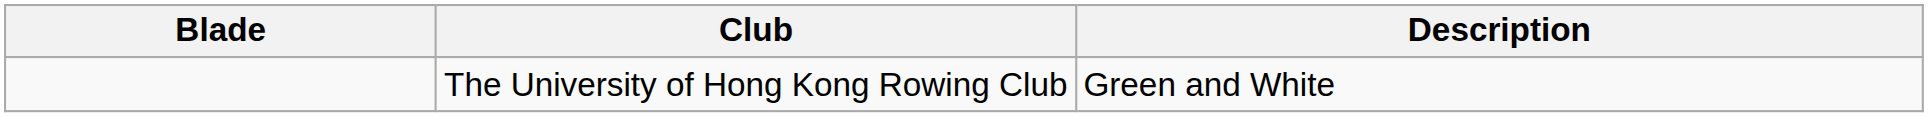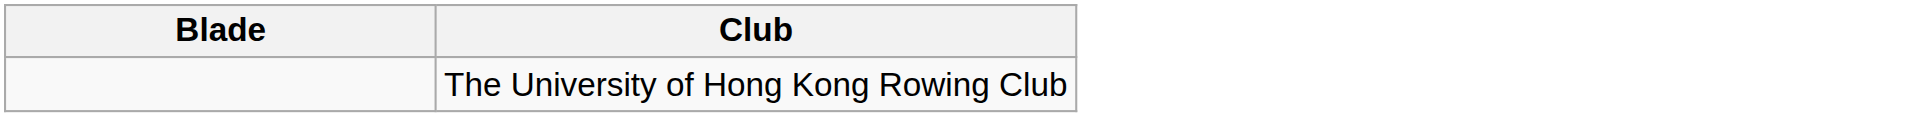- column: (1499, 30)
